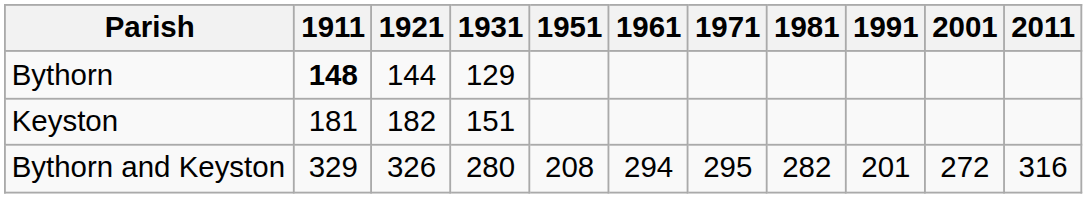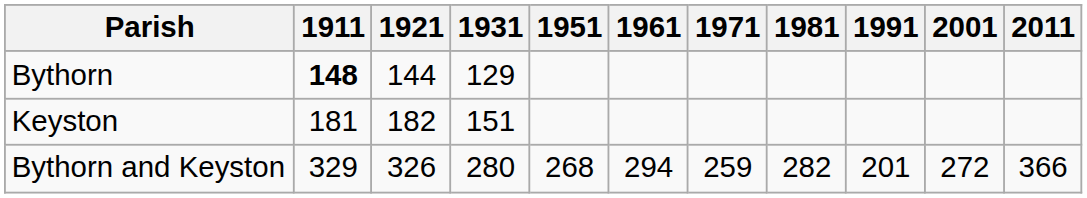(570, 167) 208 -> (570, 167) 268
(728, 167) 295 -> (728, 167) 259
(1043, 167) 316 -> (1043, 167) 366
